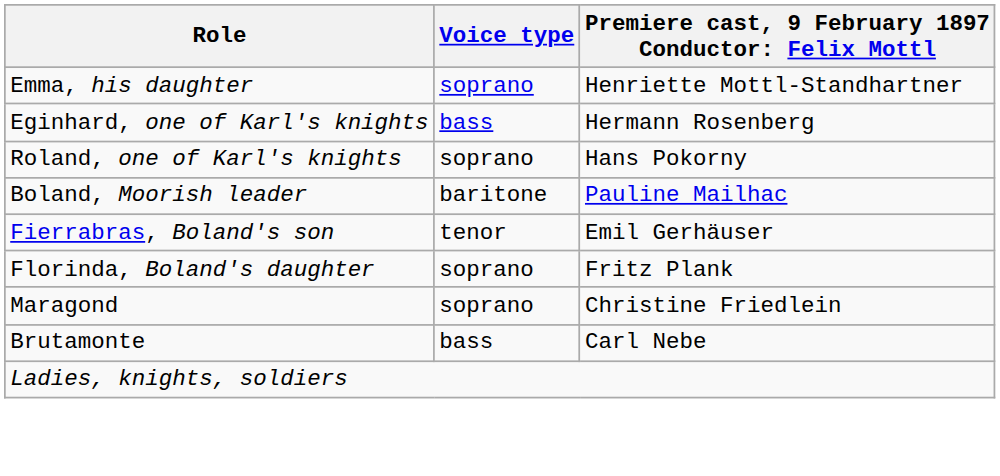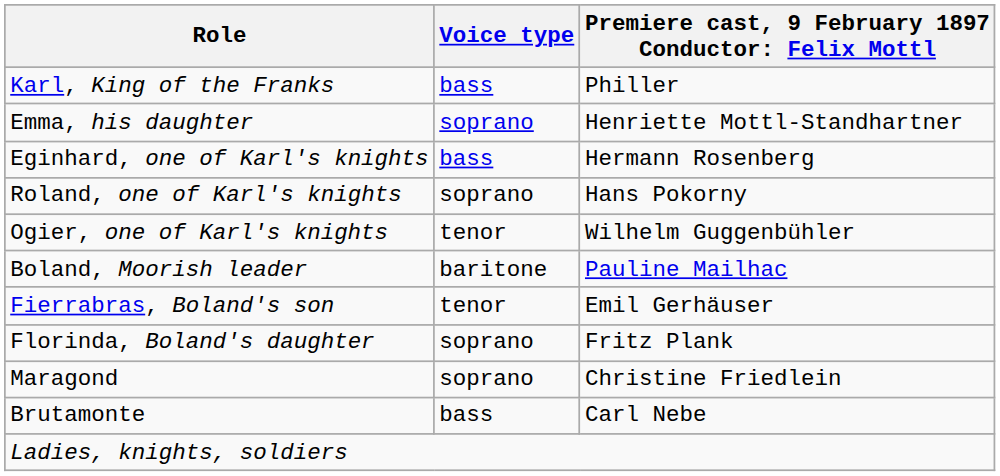+ row: (172, 86)
+ row: (199, 232)
